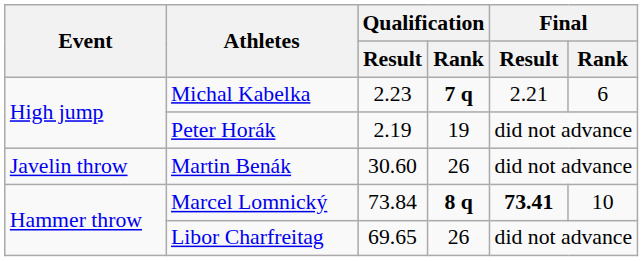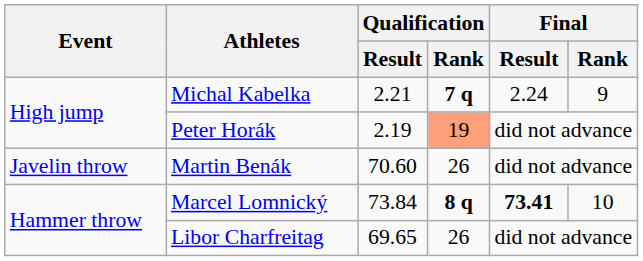(392, 94) 2.23 -> (392, 94) 2.21
(529, 94) 2.21 -> (529, 94) 2.24
(603, 94) 6 -> (603, 94) 9
(459, 130) no background -> (459, 130) lightsalmon background
(393, 166) 30.60 -> (393, 166) 70.60
